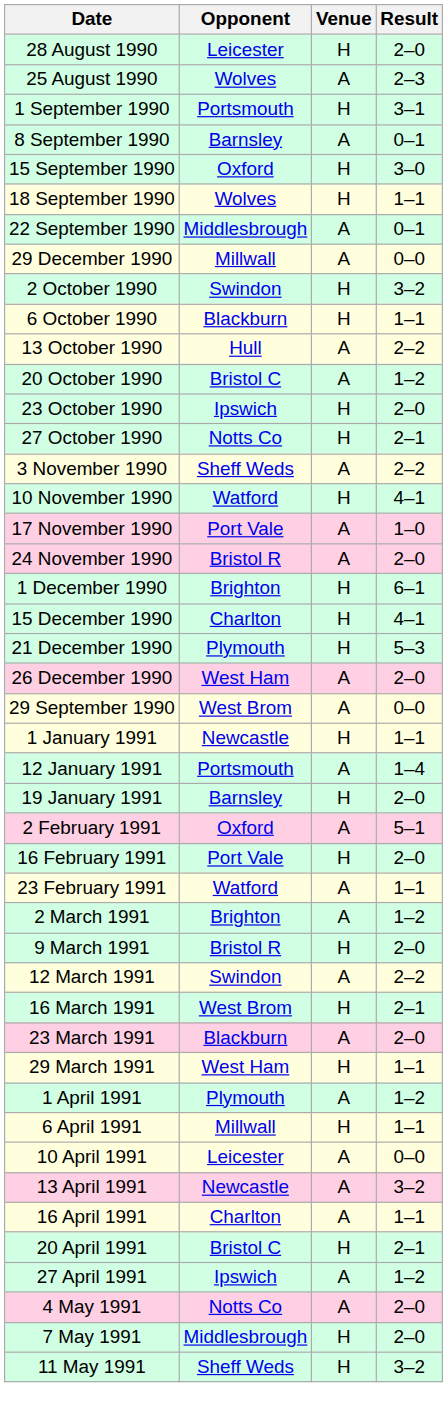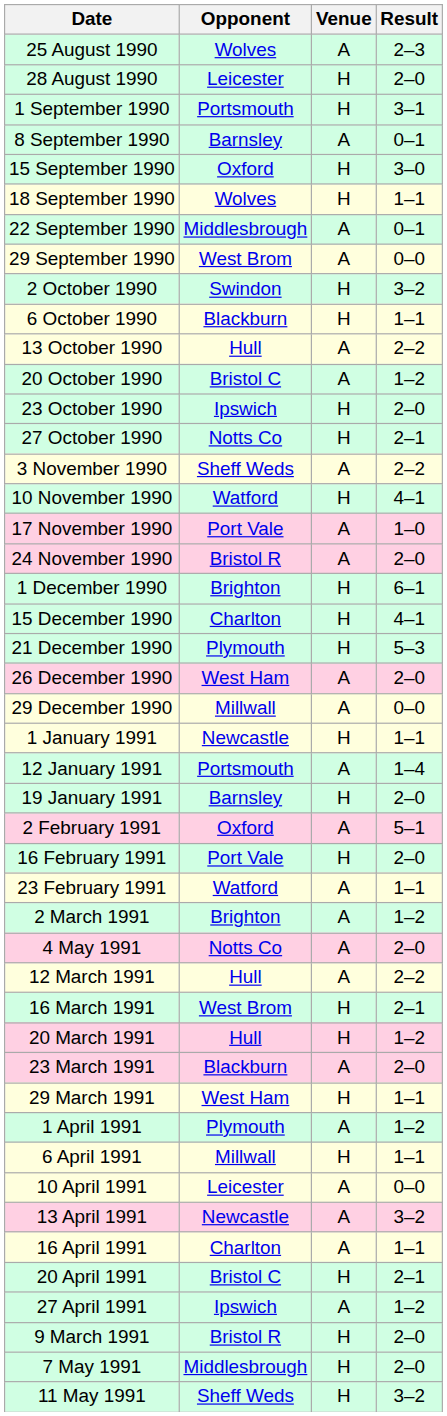rows swapped: (92, 79) <-> (92, 49)
rows swapped: (92, 708) <-> (92, 259)
rows swapped: (92, 947) <-> (92, 1306)
(245, 977) Swindon -> (245, 977) Hull
+ row: (92, 1037)
